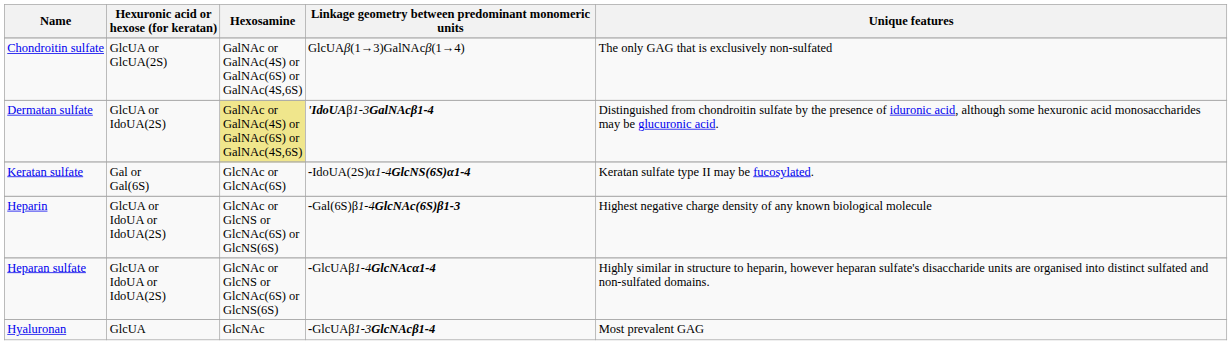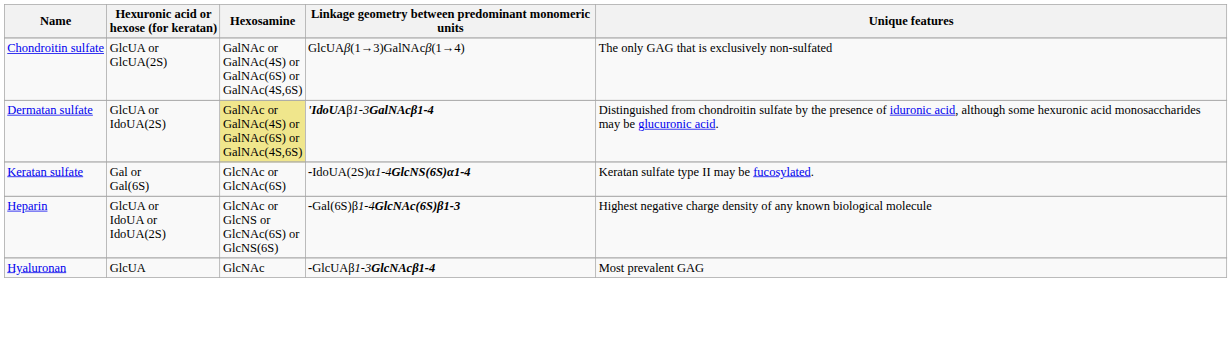- row: (47, 267)
